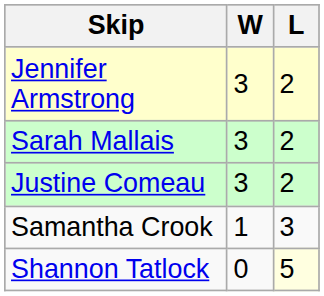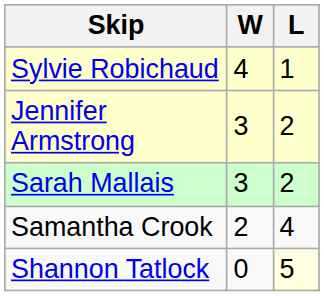+ row: (115, 68)
- row: (108, 183)
(241, 226) 1 -> (241, 226) 2
(287, 226) 3 -> (287, 226) 4
